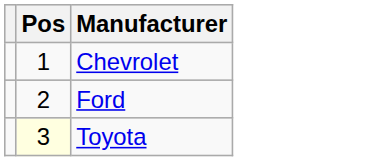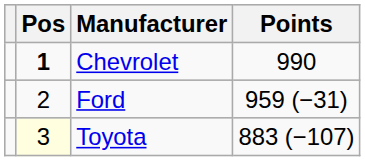+ column: (296, 24)
(43, 62) normal -> (43, 62) bold
